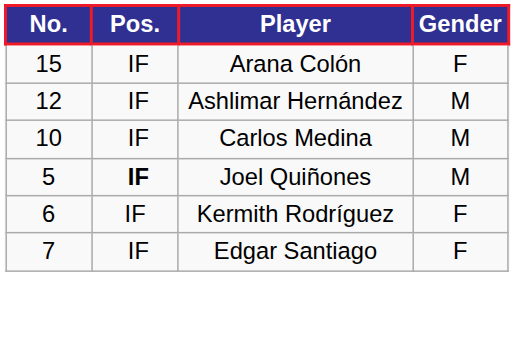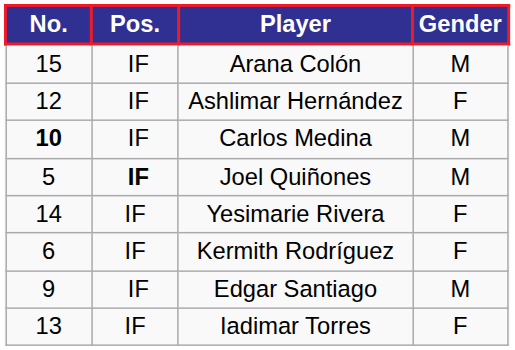(460, 63) F -> (460, 63) M
(460, 101) M -> (460, 101) F
(49, 138) normal -> (49, 138) bold
+ row: (295, 214)
(49, 251) 7 -> (49, 289) 9
(460, 251) F -> (460, 289) M
+ row: (295, 326)
